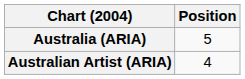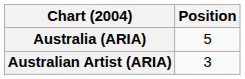(208, 62) 4 -> (208, 62) 3
